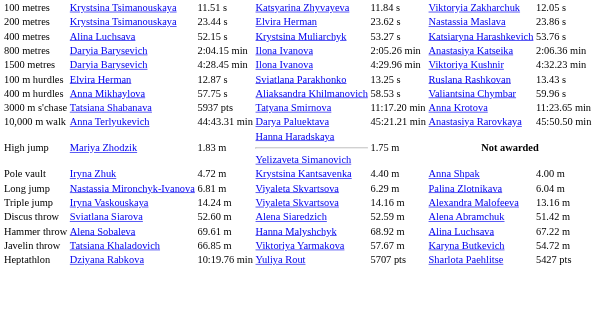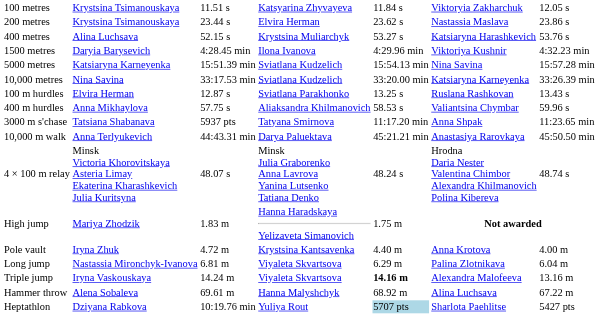- row: (27, 50)
+ row: (30, 65)
+ row: (33, 79)
(458, 108) Anna Krotova -> (457, 122) Anna Shpak
+ row: (37, 174)
(454, 174) Anna Shpak -> (461, 249) Anna Krotova
(388, 202) normal -> (391, 278) bold
- row: (32, 217)
- row: (32, 245)
(388, 260) no background -> (391, 306) lightblue background
